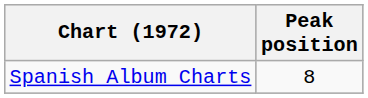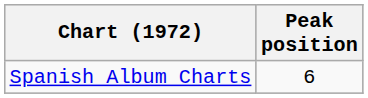(309, 77) 8 -> (309, 77) 6
